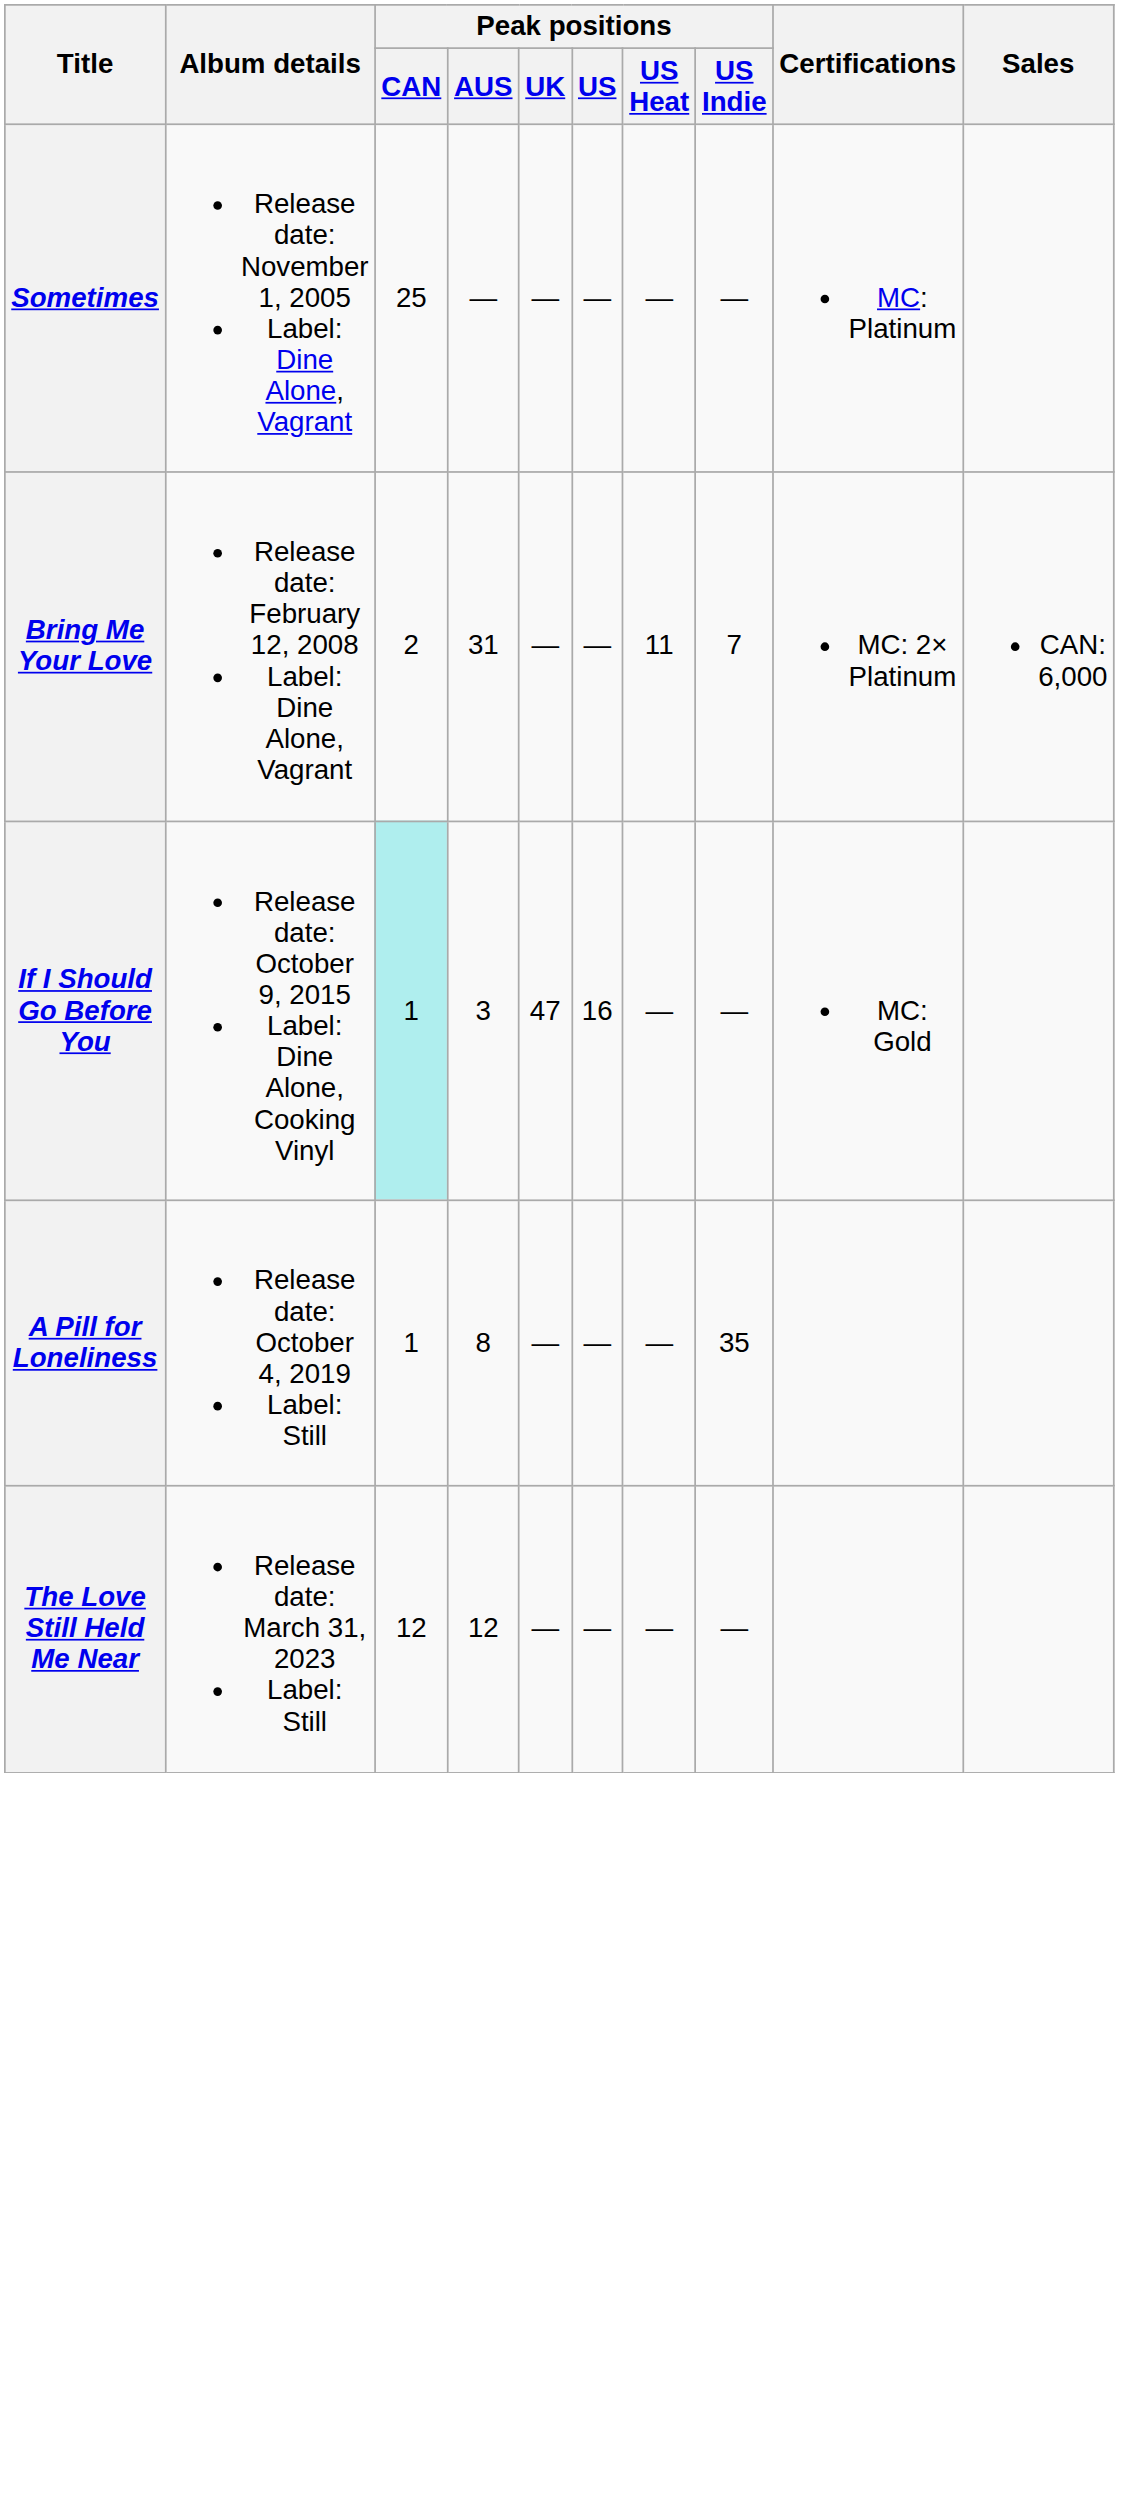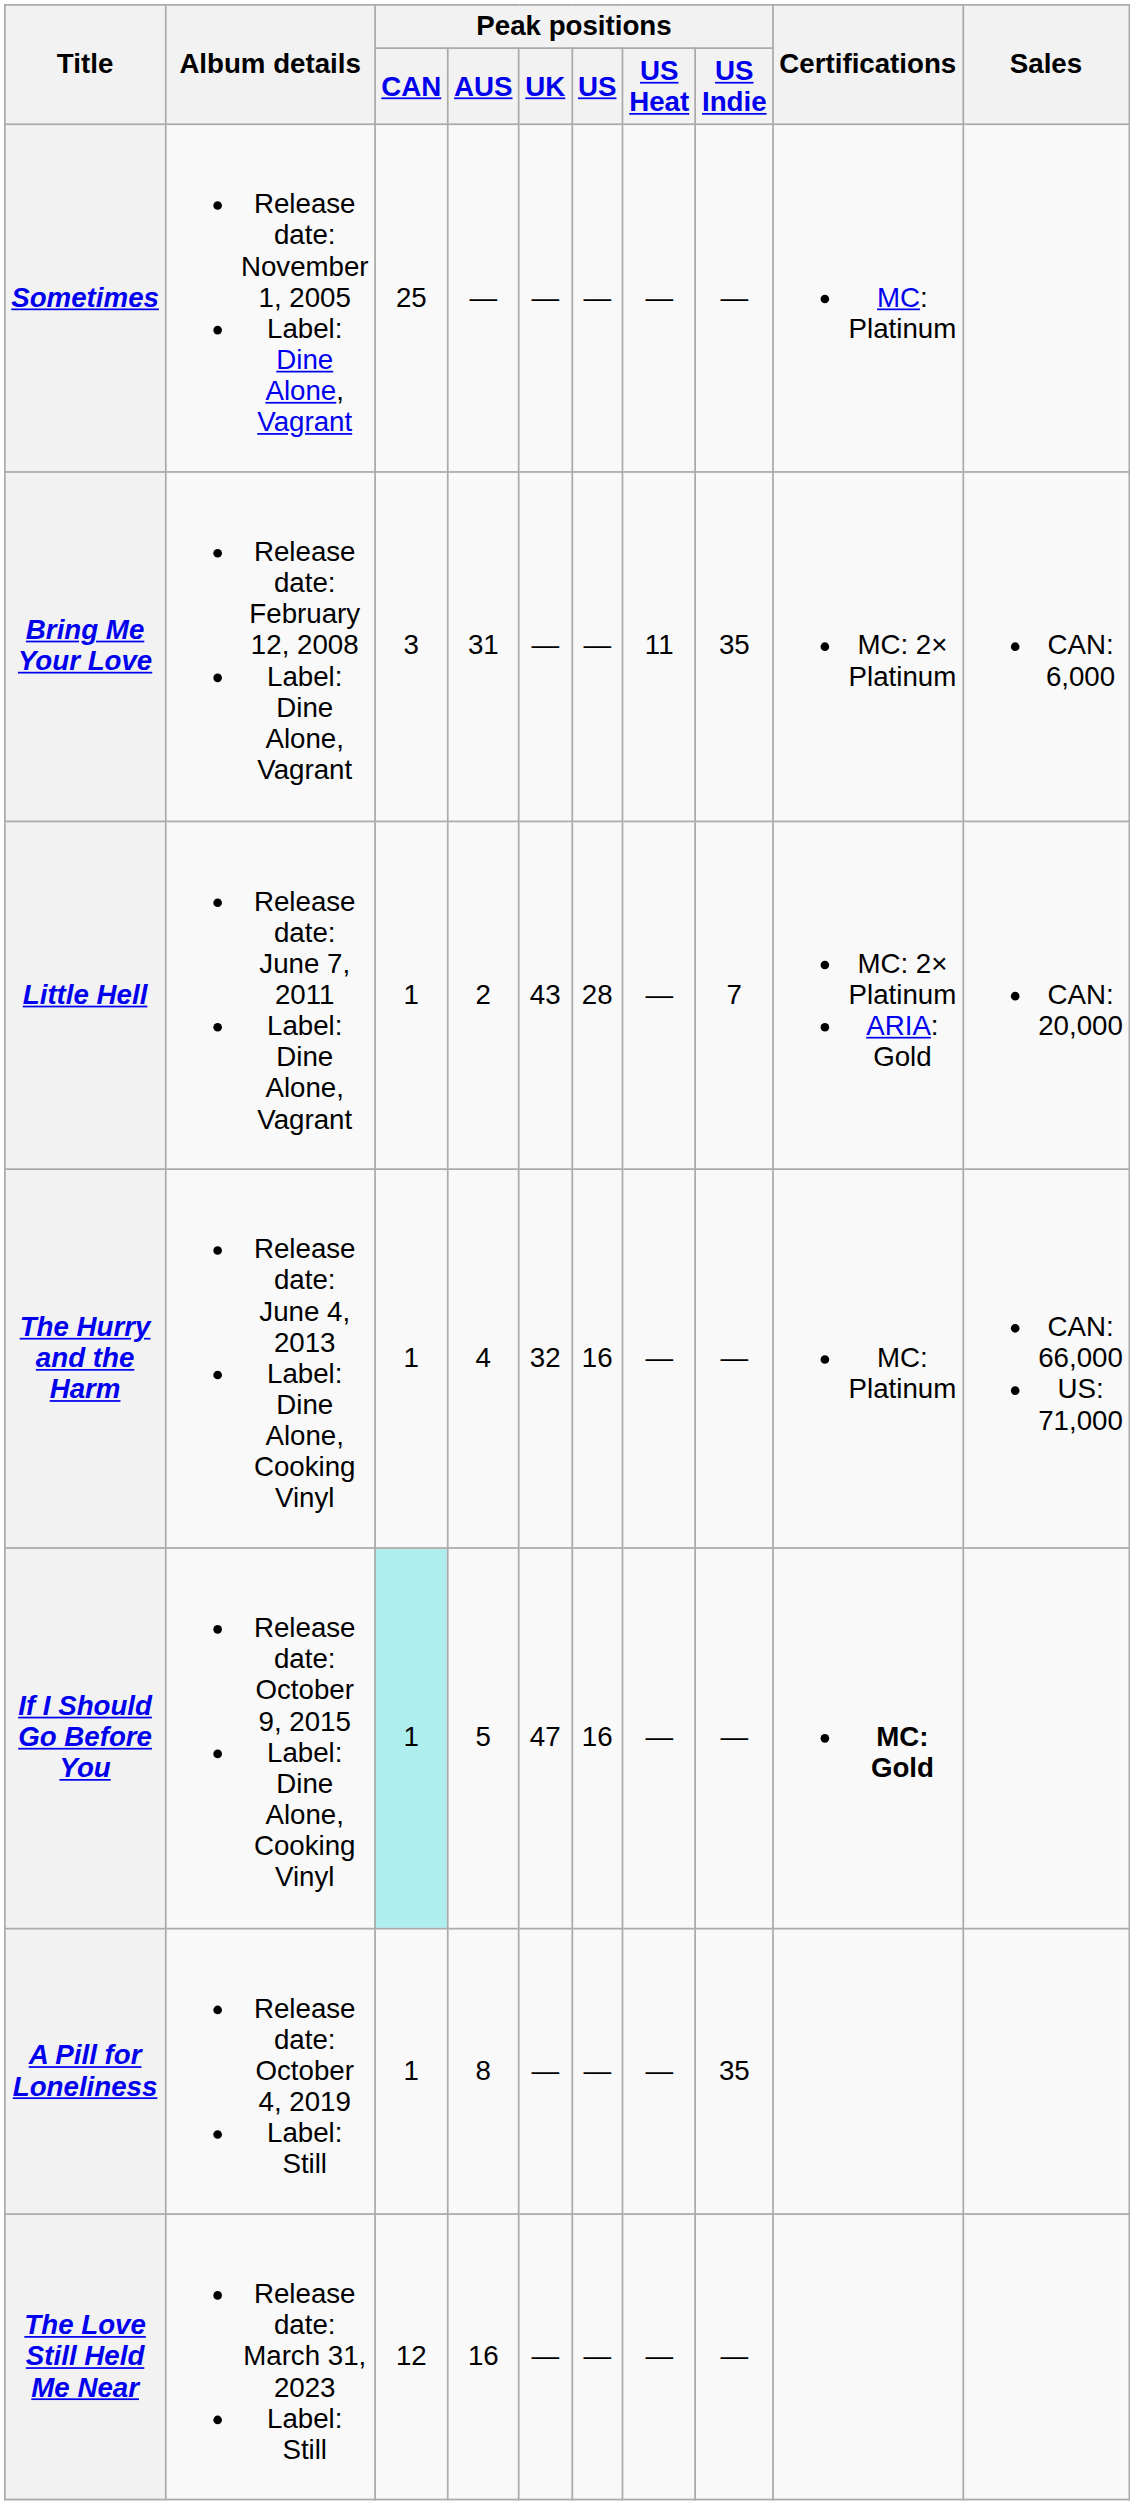(411, 646) 2 -> (411, 646) 3
(734, 646) 7 -> (734, 646) 35
+ row: (85, 994)
+ row: (85, 1358)
(483, 1009) 3 -> (483, 1737) 5
(868, 1026) normal -> (868, 1754) bold
(483, 1628) 12 -> (483, 2356) 16
